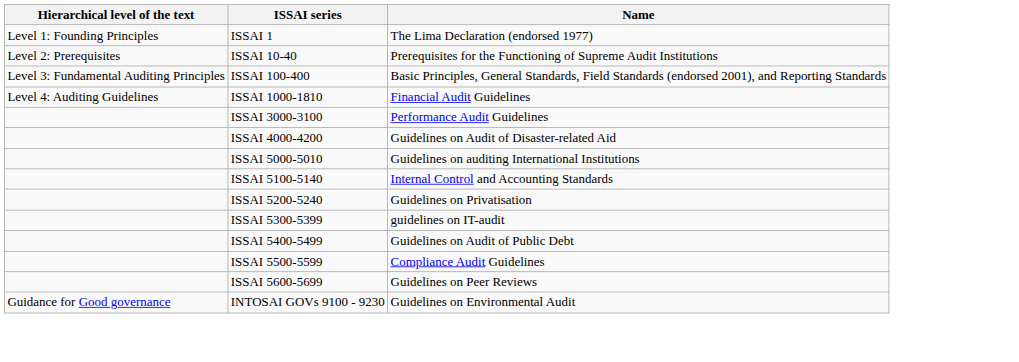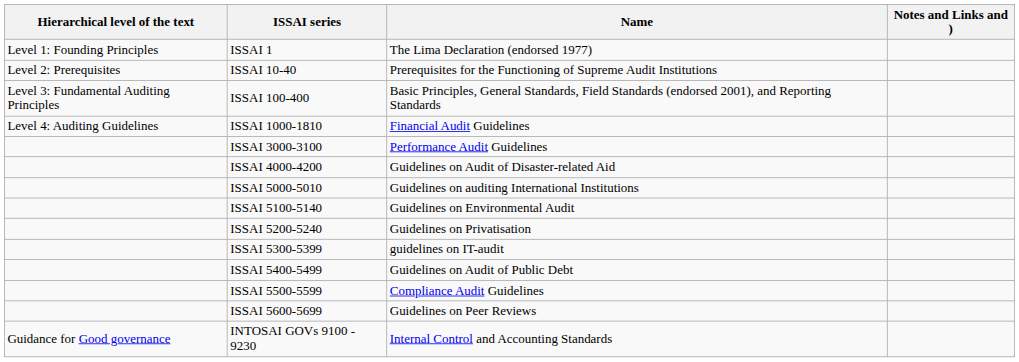+ column: (951, 22)
(502, 179) Internal Control and Accounting Standards -> (482, 208) Guidelines on Environmental Audit
(483, 302) Guidelines on Environmental Audit -> (501, 338) Internal Control and Accounting Standards
